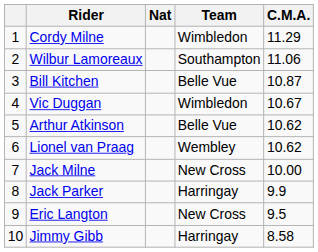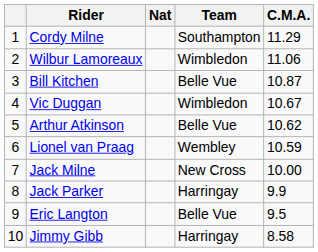(213, 37) Wimbledon -> (219, 37) Southampton
(219, 59) Southampton -> (213, 59) Wimbledon
(284, 147) 10.62 -> (284, 147) 10.59
(212, 214) New Cross -> (207, 214) Belle Vue
